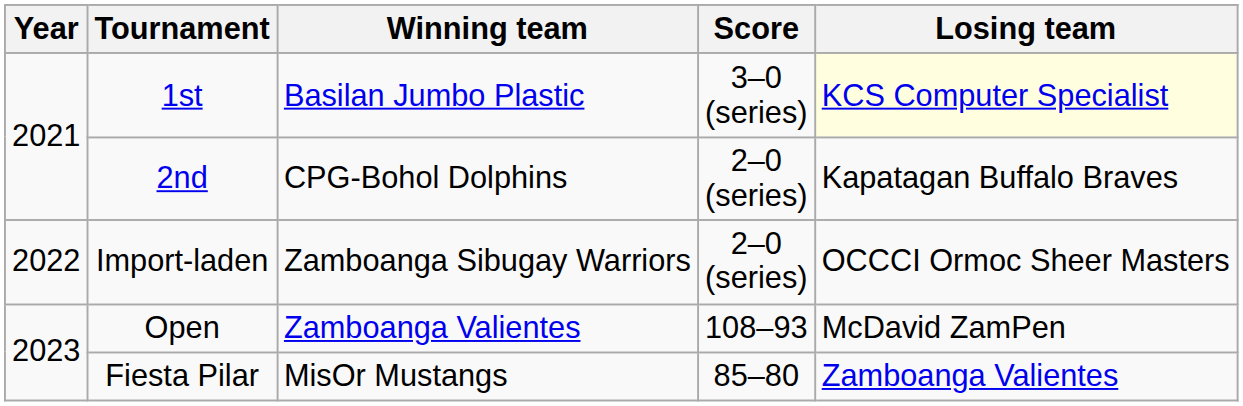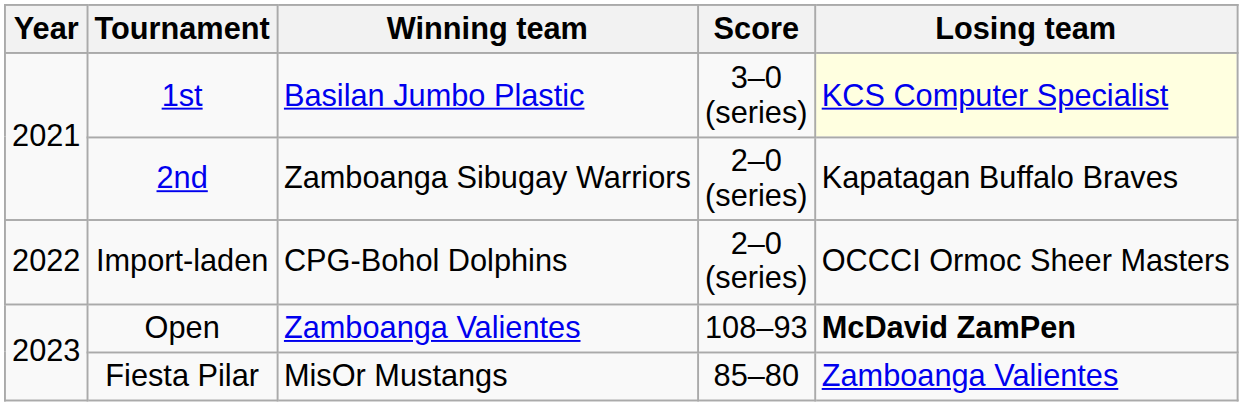(426, 178) CPG-Bohol Dolphins -> (487, 178) Zamboanga Sibugay Warriors
(487, 261) Zamboanga Sibugay Warriors -> (426, 261) CPG-Bohol Dolphins
(944, 327) normal -> (949, 327) bold
